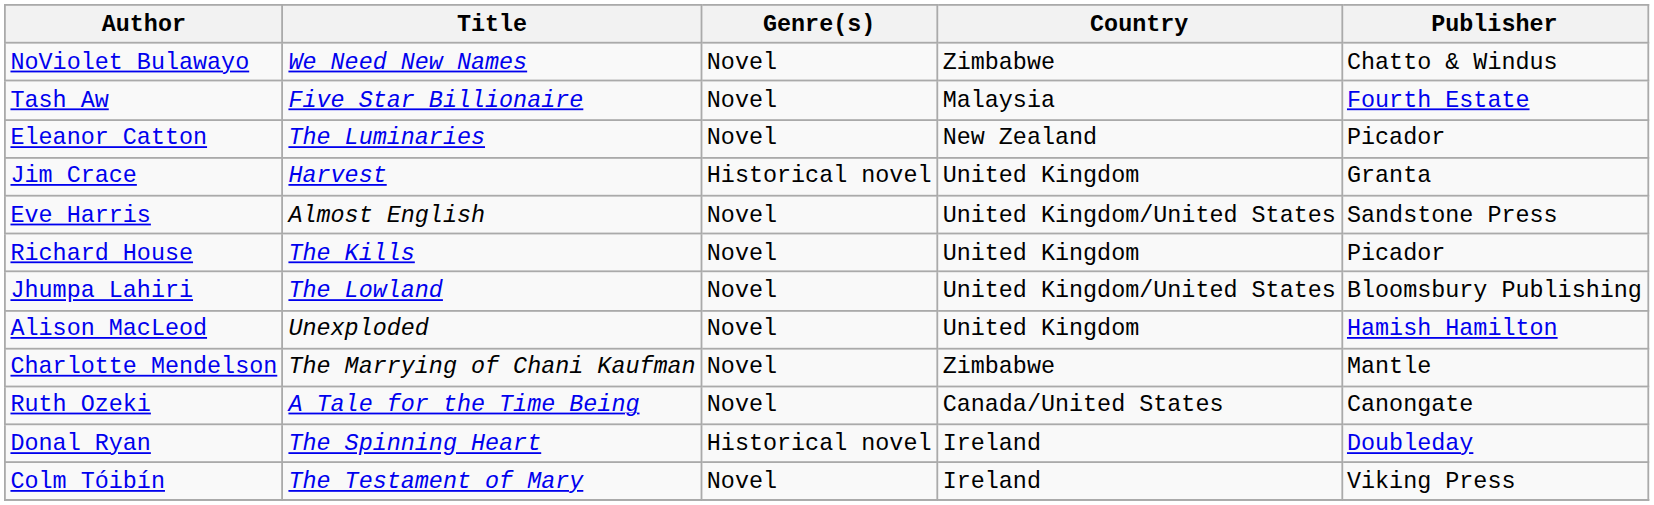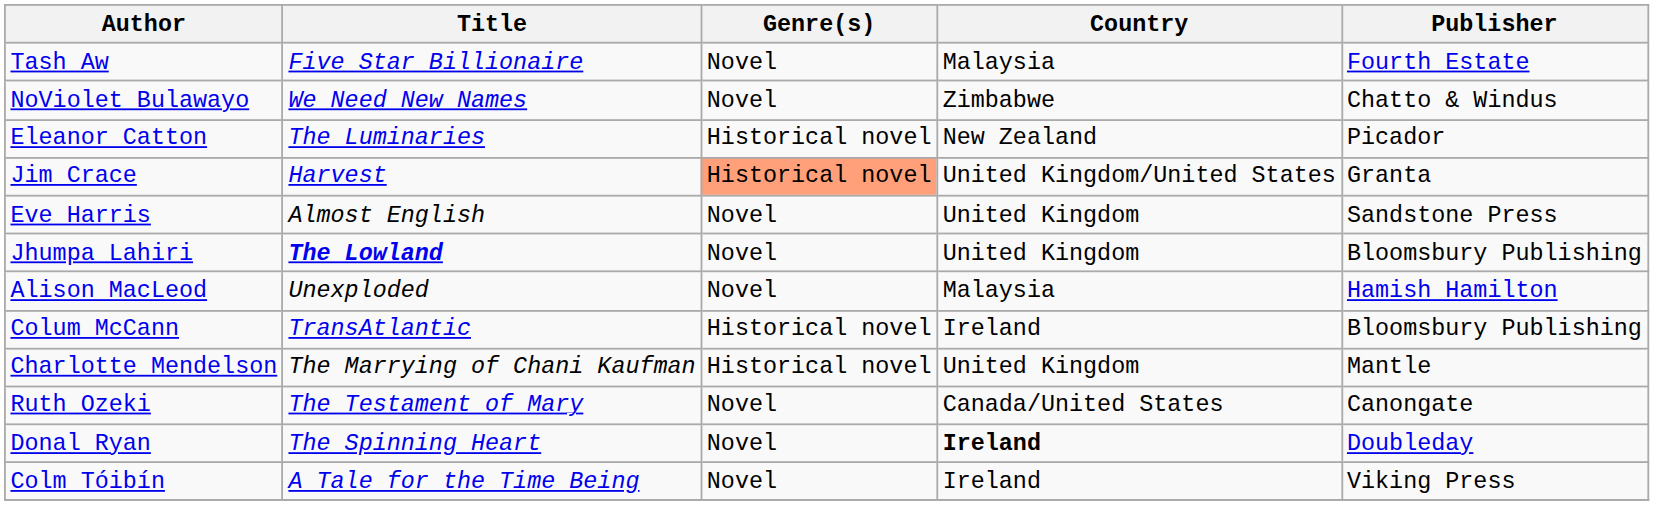rows swapped: (60, 100) <-> (130, 62)
(742, 138) Novel -> (819, 138) Historical novel
(819, 177) no background -> (819, 177) lightsalmon background
(1041, 177) United Kingdom -> (1139, 177) United Kingdom/United States
(1139, 215) United Kingdom/United States -> (1041, 215) United Kingdom
- row: (102, 253)
(366, 291) normal -> (366, 253) bold
(1139, 291) United Kingdom/United States -> (1041, 253) United Kingdom
(1041, 329) United Kingdom -> (999, 291) Malaysia
+ row: (95, 329)
(742, 367) Novel -> (819, 367) Historical novel
(999, 367) Zimbabwe -> (1041, 367) United Kingdom
(464, 405) A Tale for the Time Being -> (436, 405) The Testament of Mary
(819, 443) Historical novel -> (742, 443) Novel
(992, 443) normal -> (992, 443) bold
(436, 482) The Testament of Mary -> (464, 482) A Tale for the Time Being
